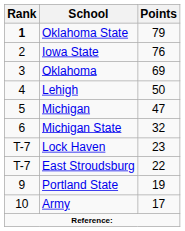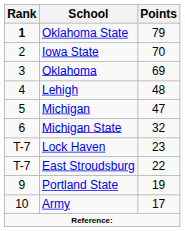(159, 52) 76 -> (159, 52) 70
(159, 90) 50 -> (159, 90) 48
